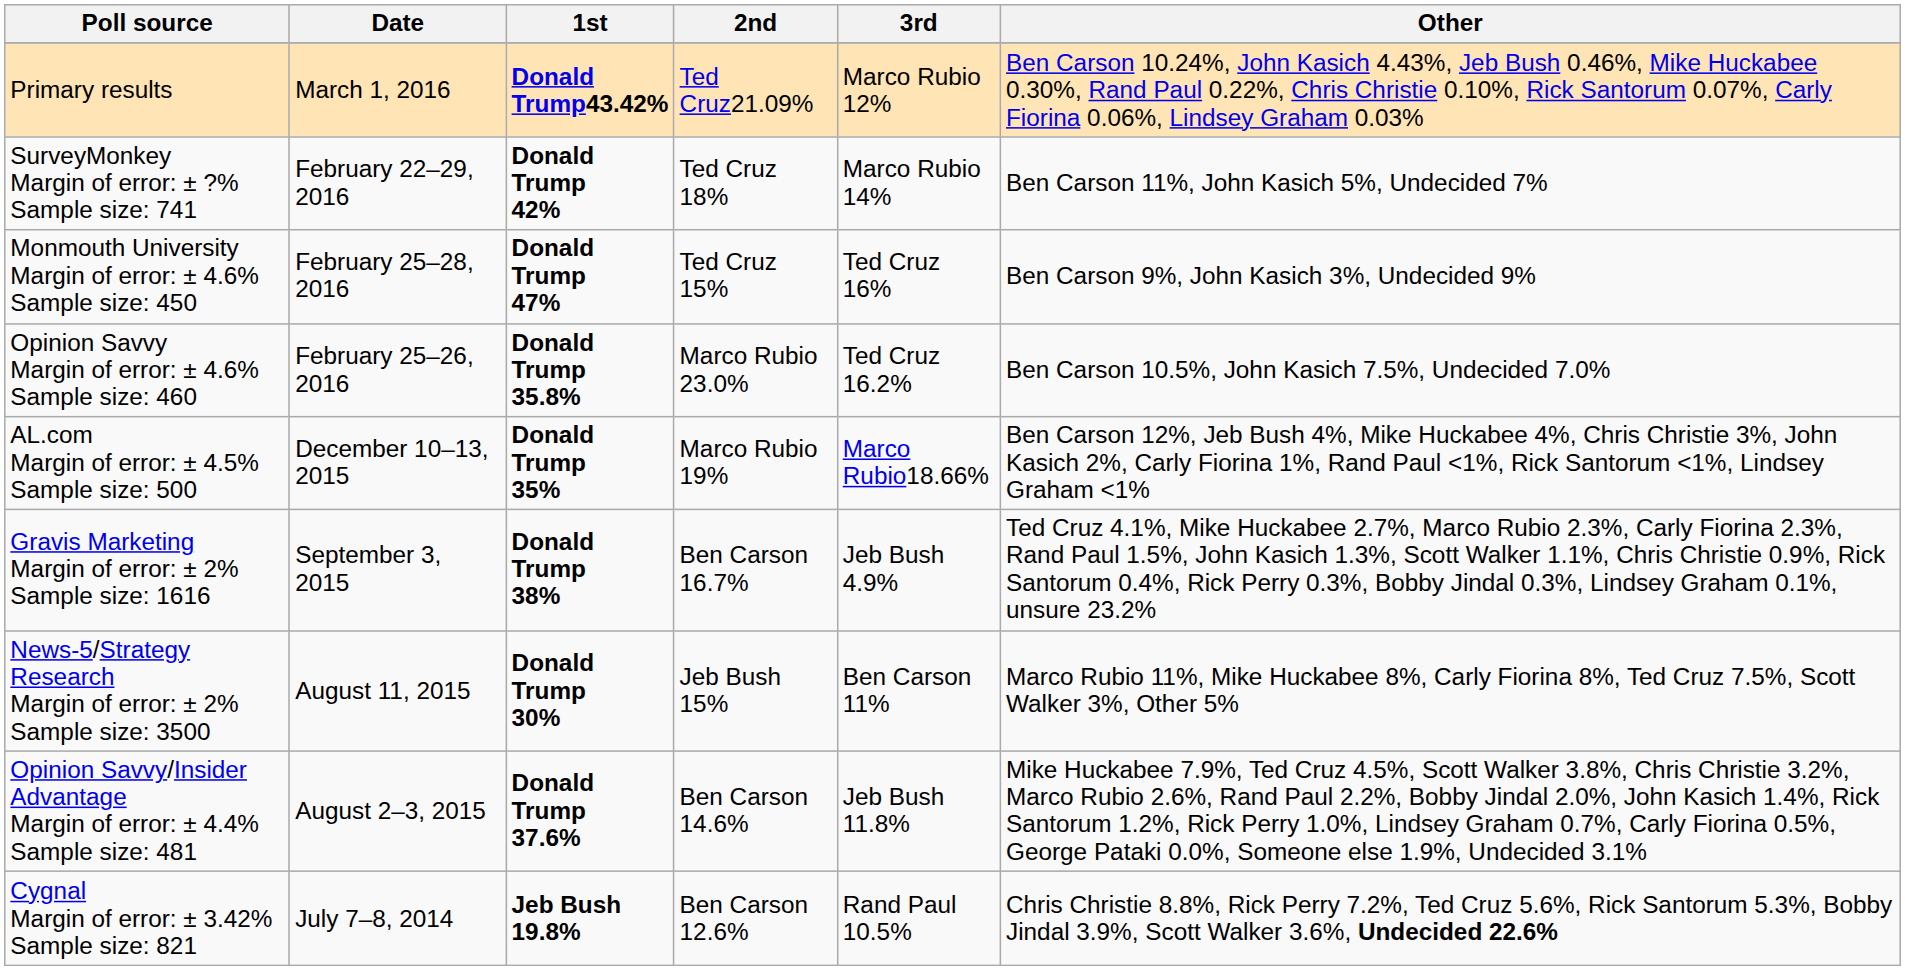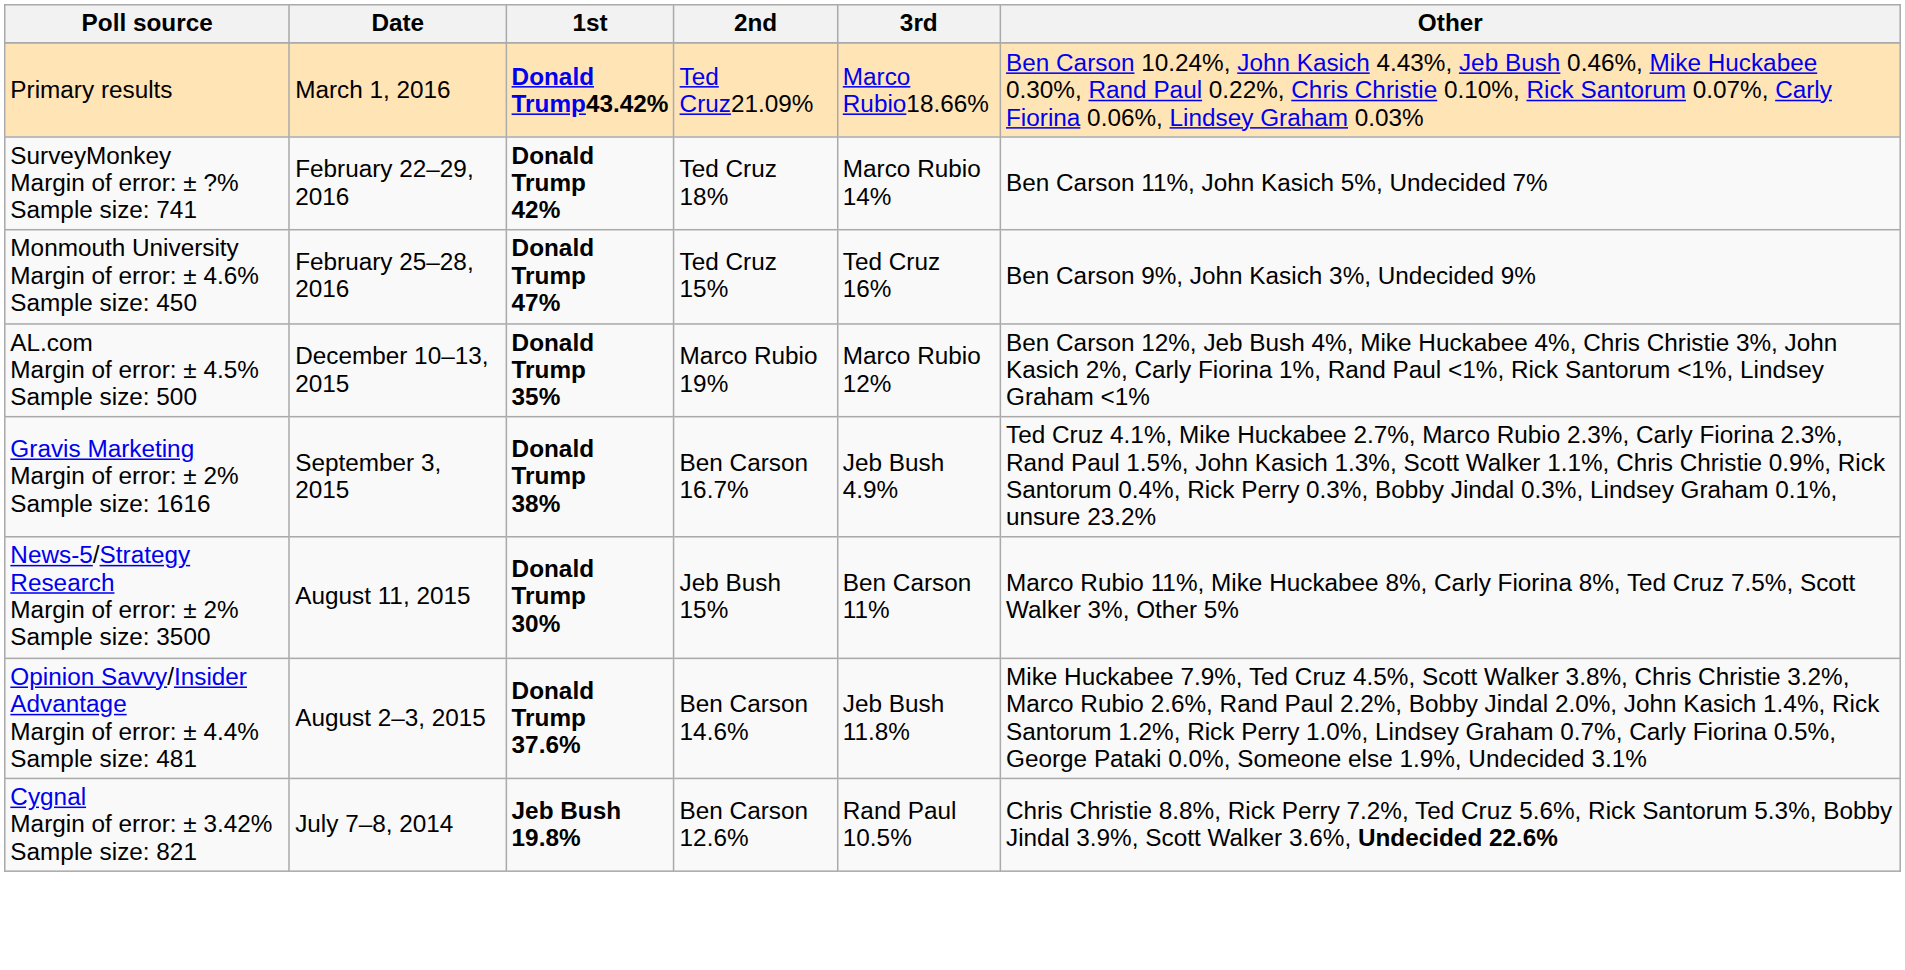(912, 89) Marco Rubio 12% -> (916, 89) Marco Rubio18.66%
- row: (135, 369)
(916, 462) Marco Rubio18.66% -> (912, 369) Marco Rubio 12%
